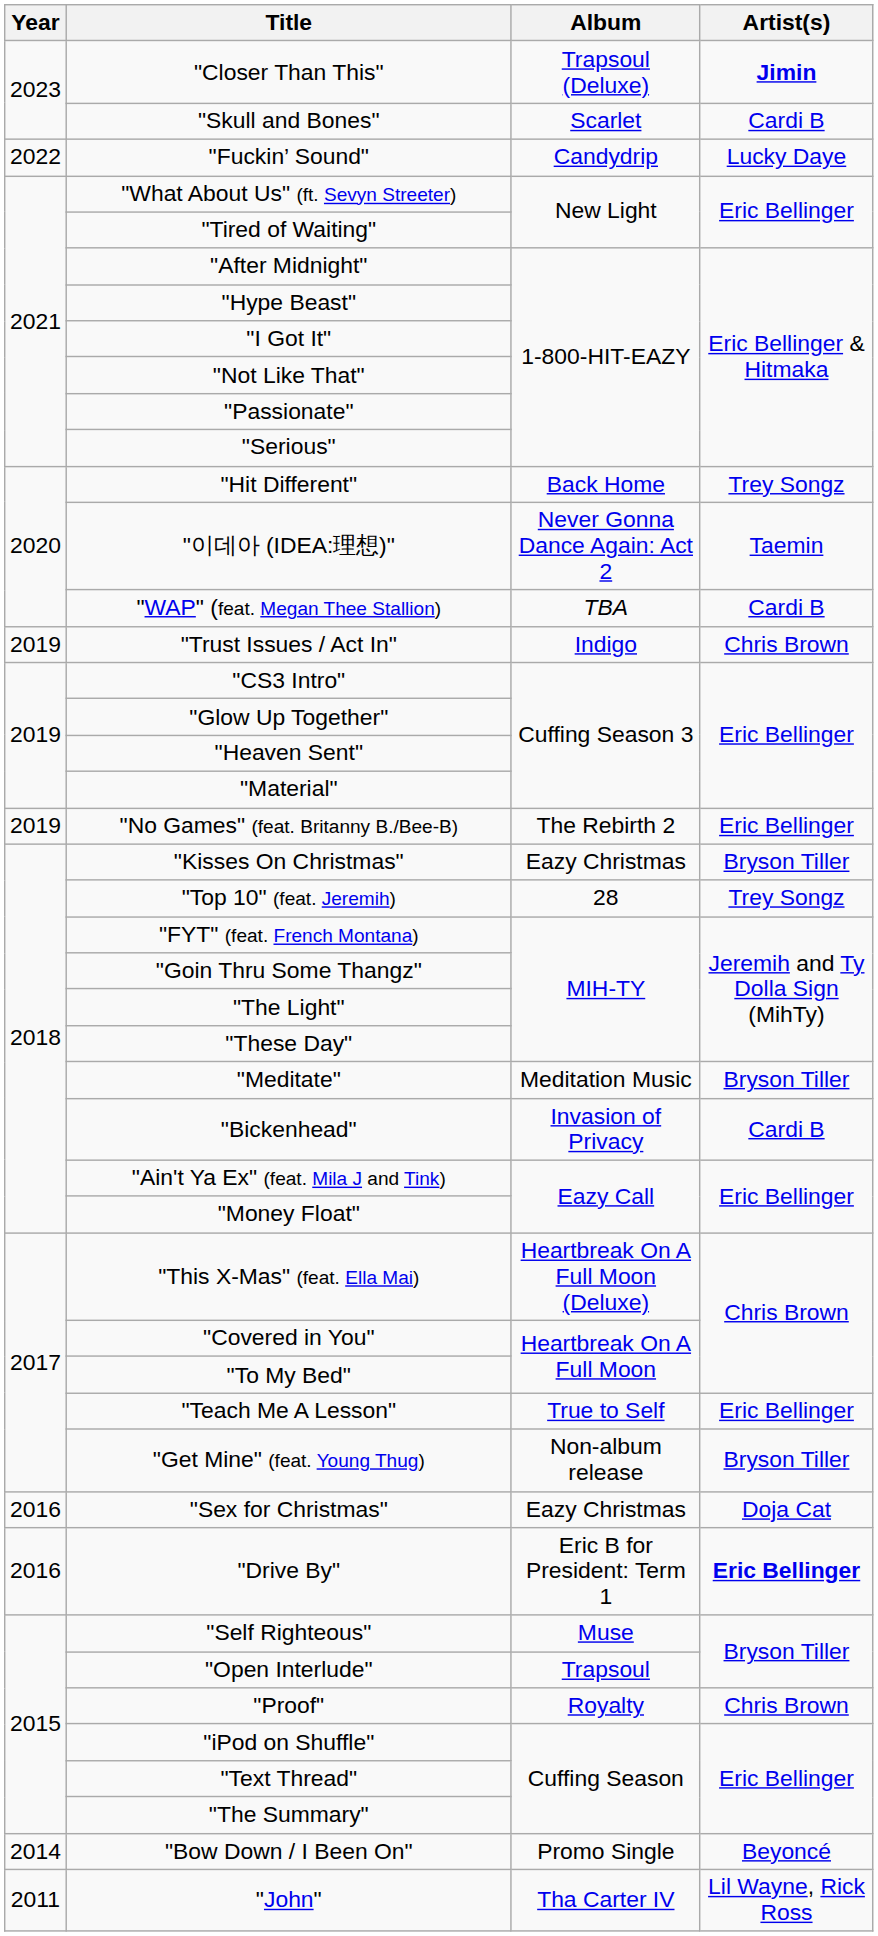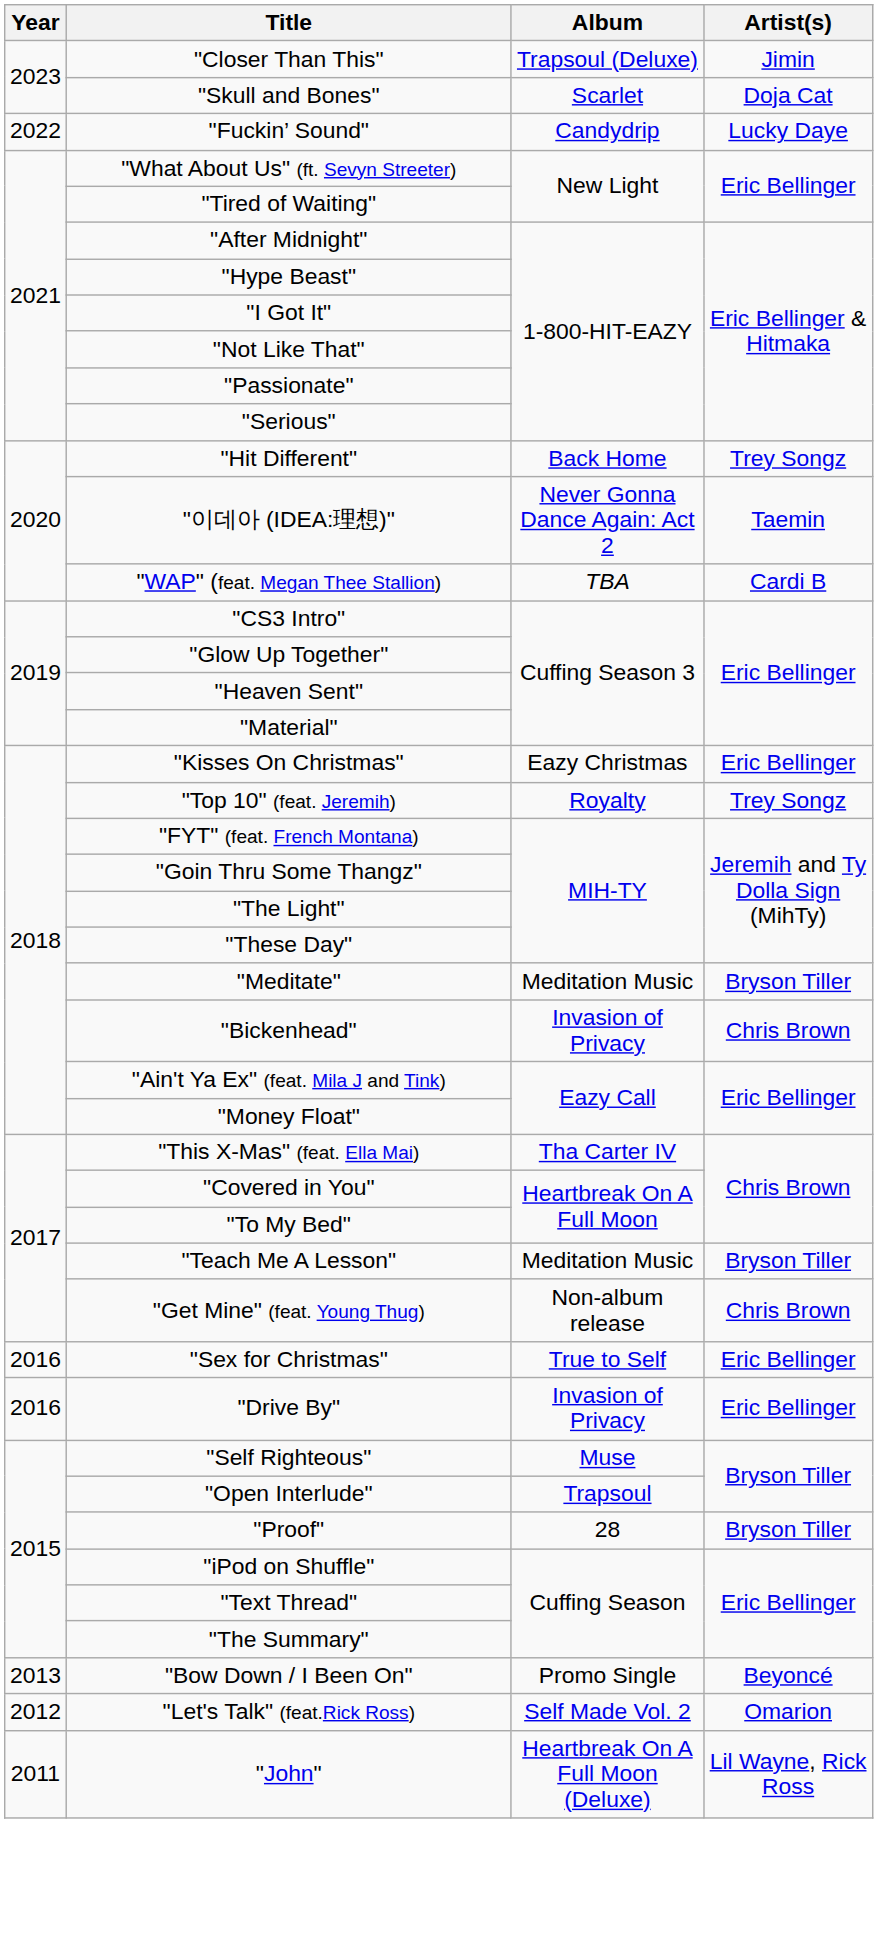(786, 71) bold -> (788, 58) normal
(786, 120) Cardi B -> (788, 95) Doja Cat
- row: (289, 644)
- row: (289, 825)
(786, 861) Bryson Tiller -> (788, 763) Eric Bellinger
(606, 898) 28 -> (607, 799) Royalty
(786, 1128) Cardi B -> (788, 1030) Chris Brown
(606, 1276) Heartbreak On A Full Moon (Deluxe) -> (607, 1152) Tha Carter IV
(606, 1410) True to Self -> (607, 1261) Meditation Music
(786, 1410) Eric Bellinger -> (788, 1261) Bryson Tiller
(786, 1459) Bryson Tiller -> (788, 1310) Chris Brown
(606, 1509) Eazy Christmas -> (607, 1359) True to Self
(786, 1509) Doja Cat -> (788, 1359) Eric Bellinger
(606, 1571) Eric B for President: Term 1 -> (607, 1408) Invasion of Privacy
(786, 1571) bold -> (788, 1408) normal
(606, 1705) Royalty -> (607, 1530) 28
(786, 1705) Chris Brown -> (788, 1530) Bryson Tiller
(35, 1850) 2014 -> (35, 1675) 2013
+ row: (289, 1711)
(606, 1900) Tha Carter IV -> (607, 1773) Heartbreak On A Full Moon (Deluxe)
